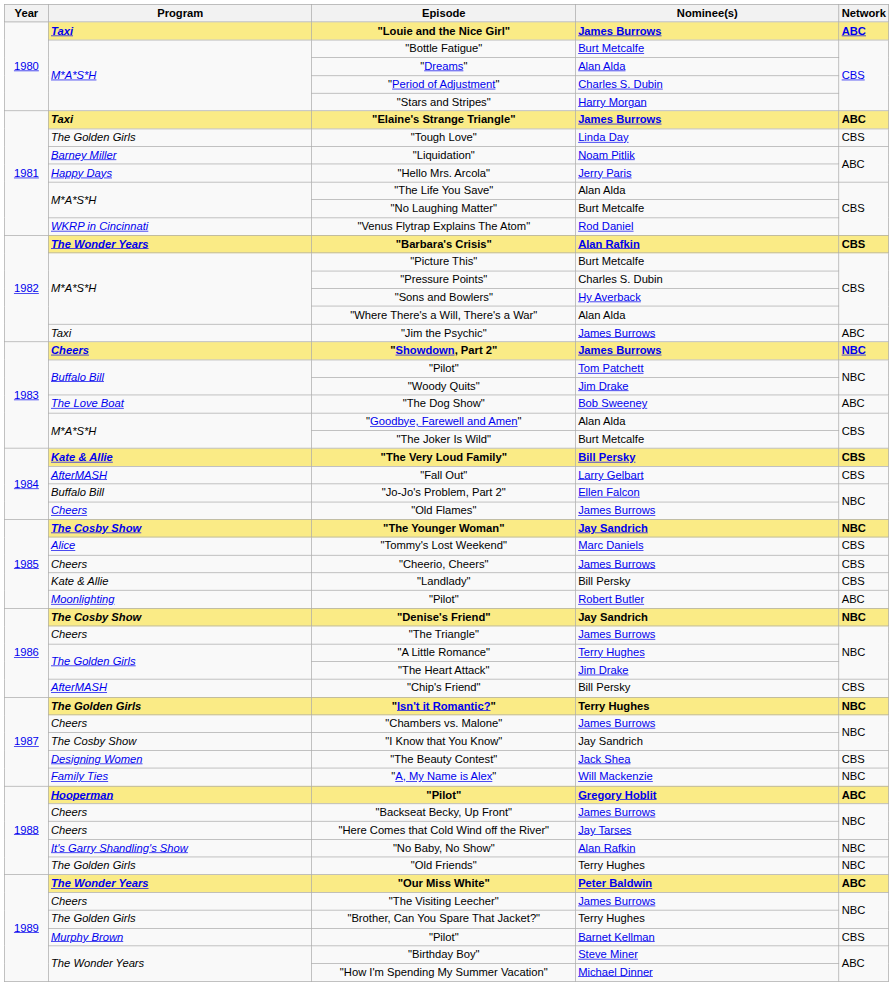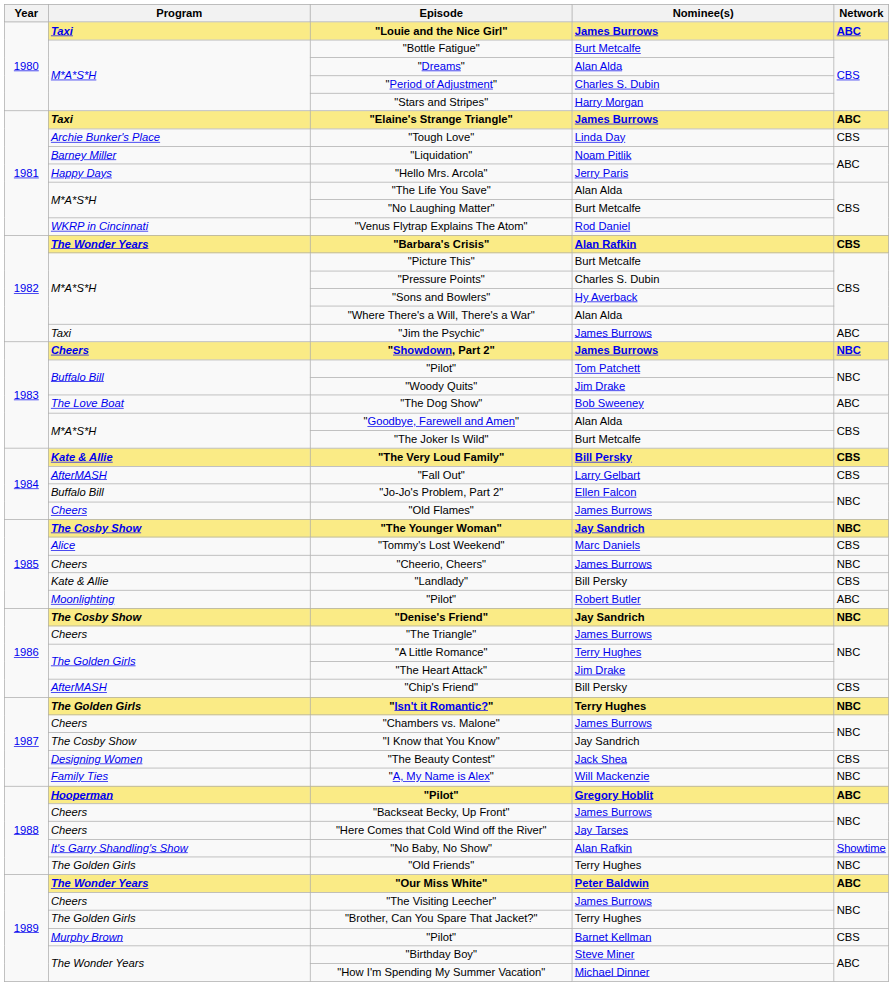(93, 137) The Golden Girls -> (105, 137) Archie Bunker's Place
(853, 564) CBS -> (848, 564) NBC
(853, 848) NBC -> (861, 848) Showtime
